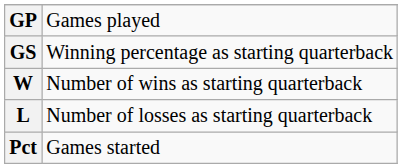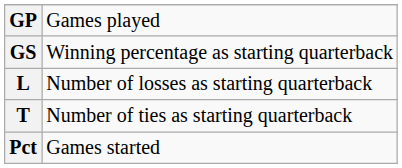- row: (23, 83)
+ row: (23, 115)
